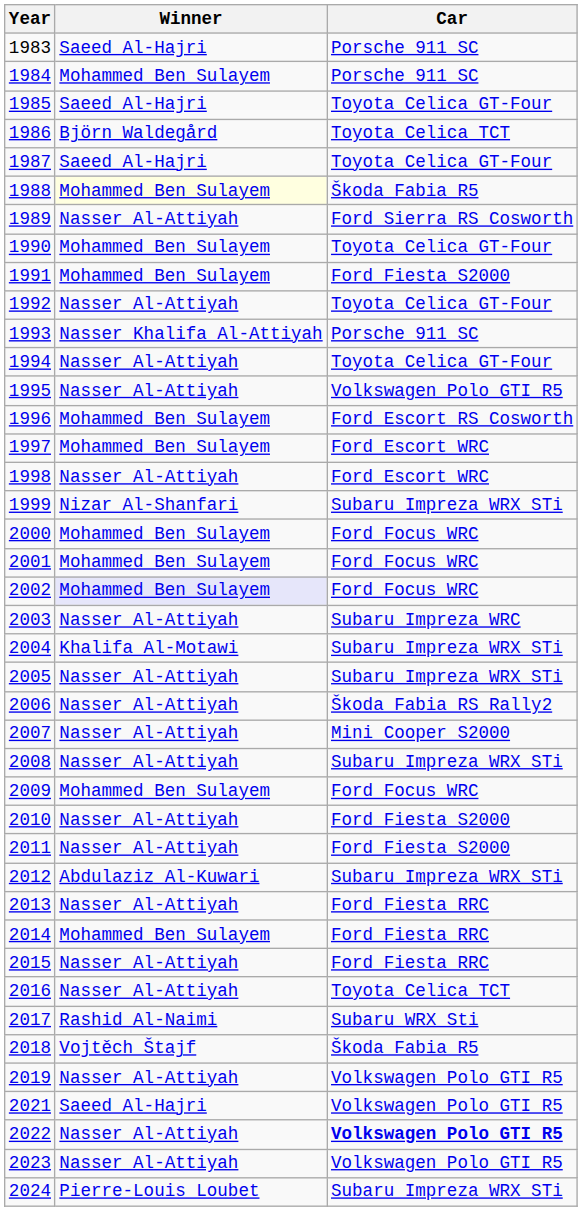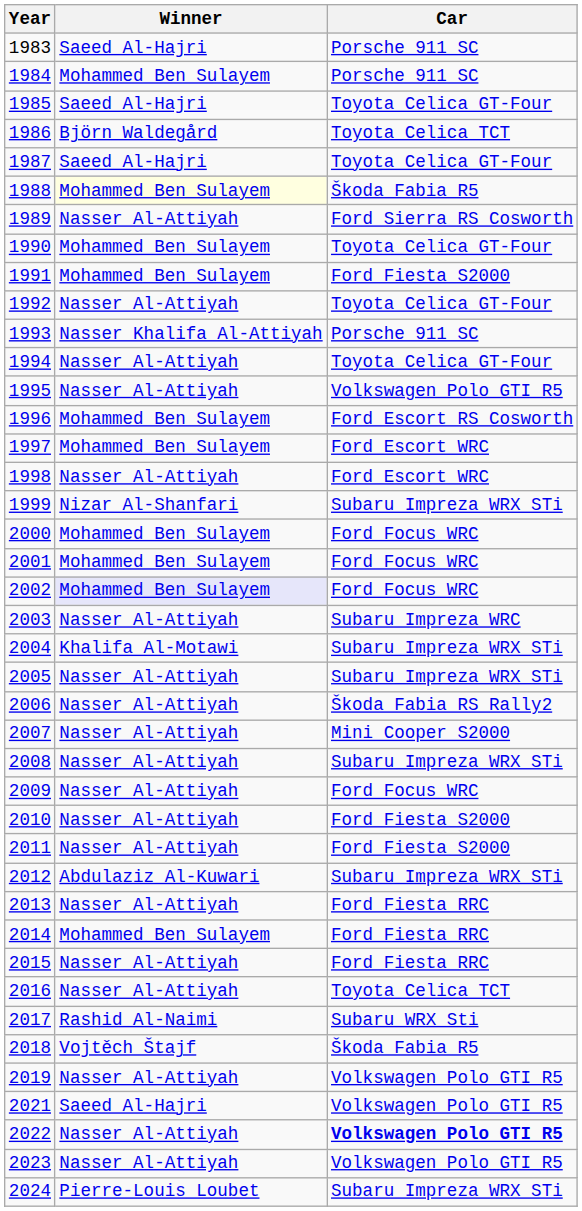(165, 791) Mohammed Ben Sulayem -> (149, 791) Nasser Al-Attiyah
